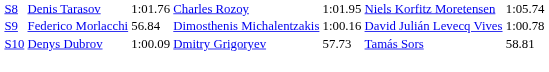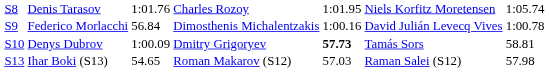(337, 43) normal -> (337, 43) bold
+ row: (68, 61)
